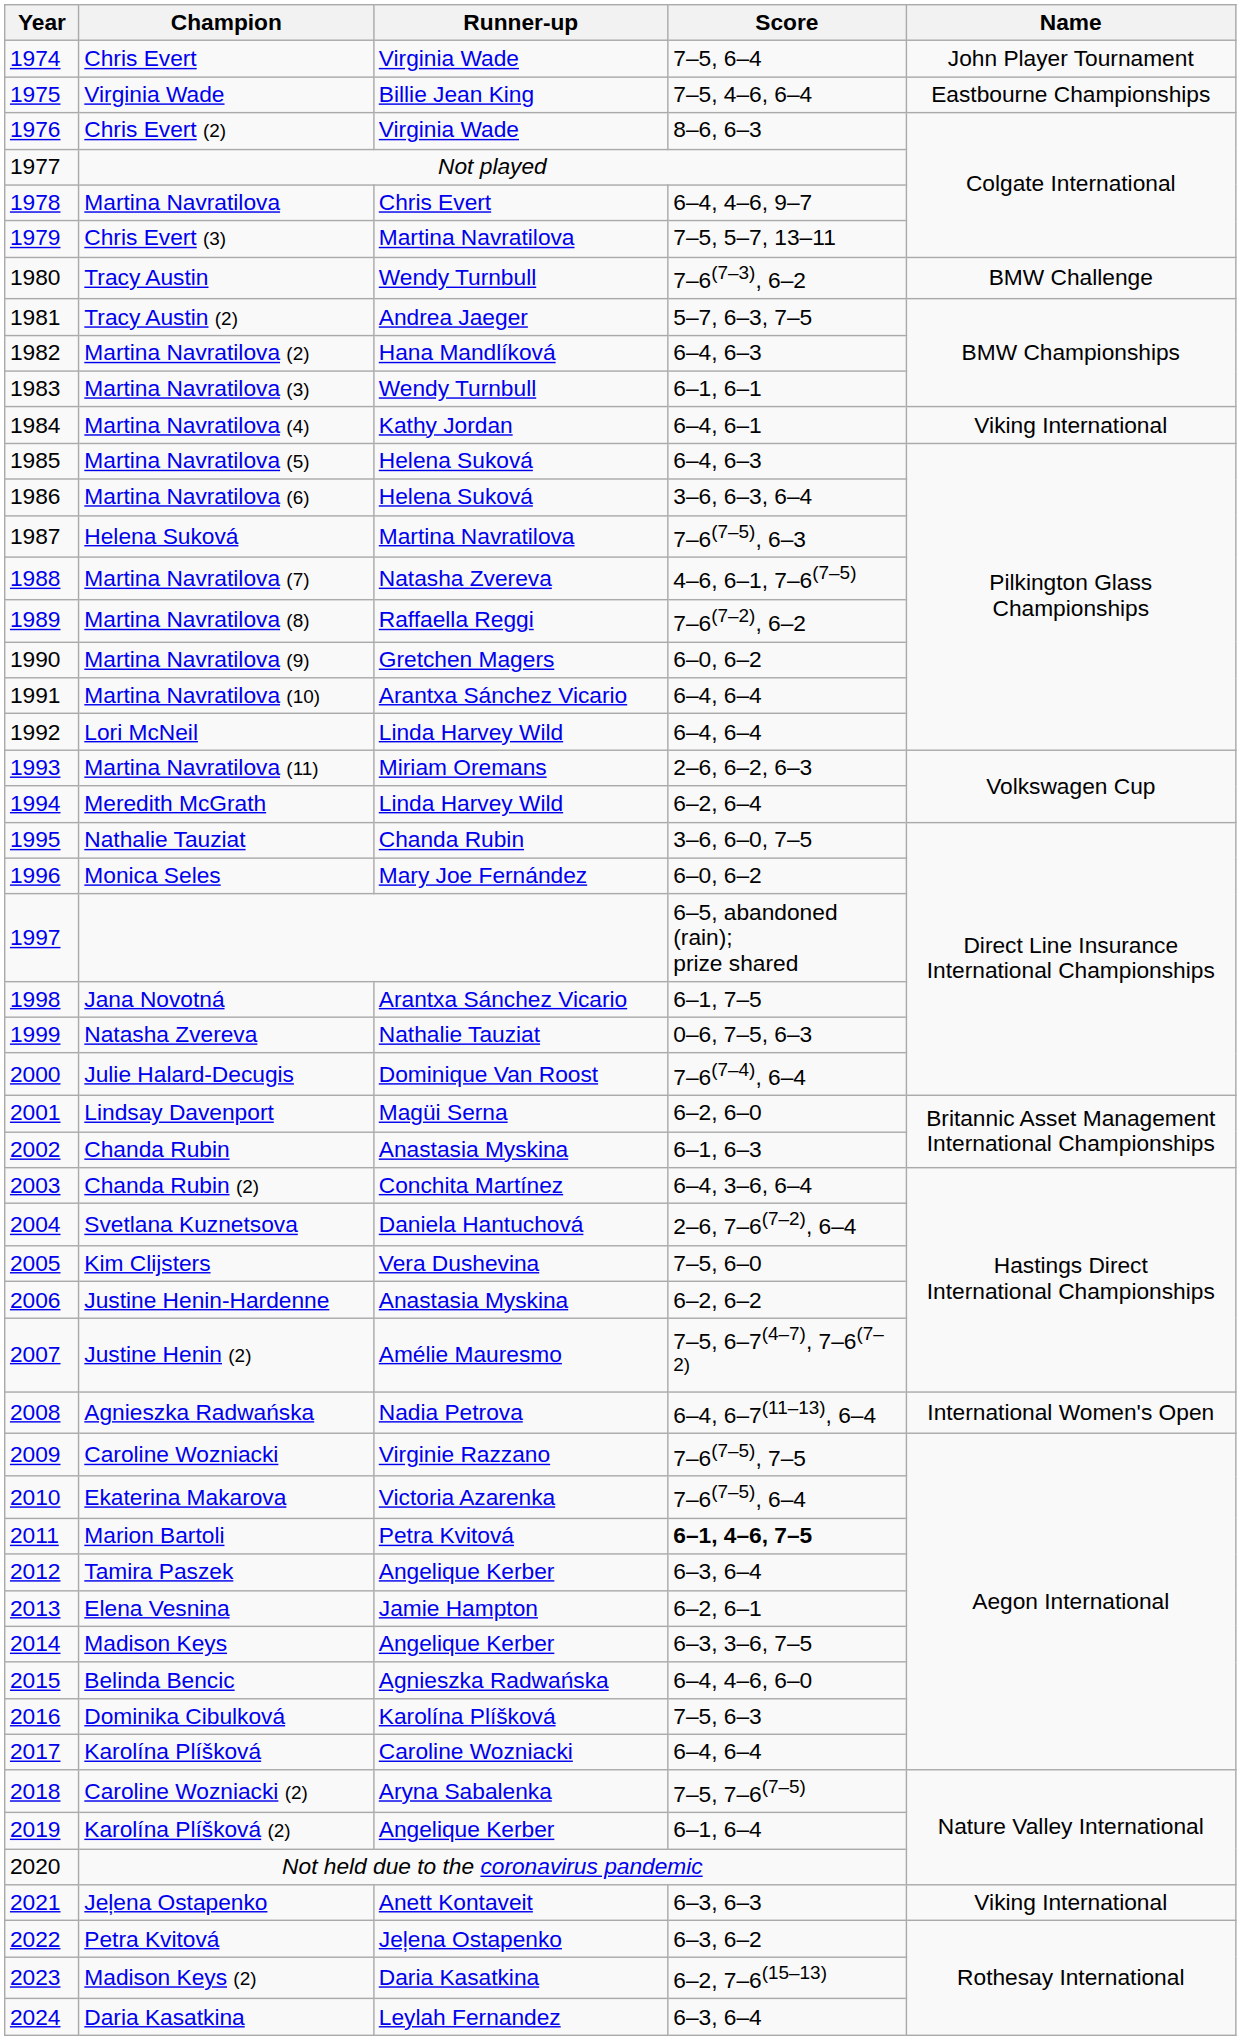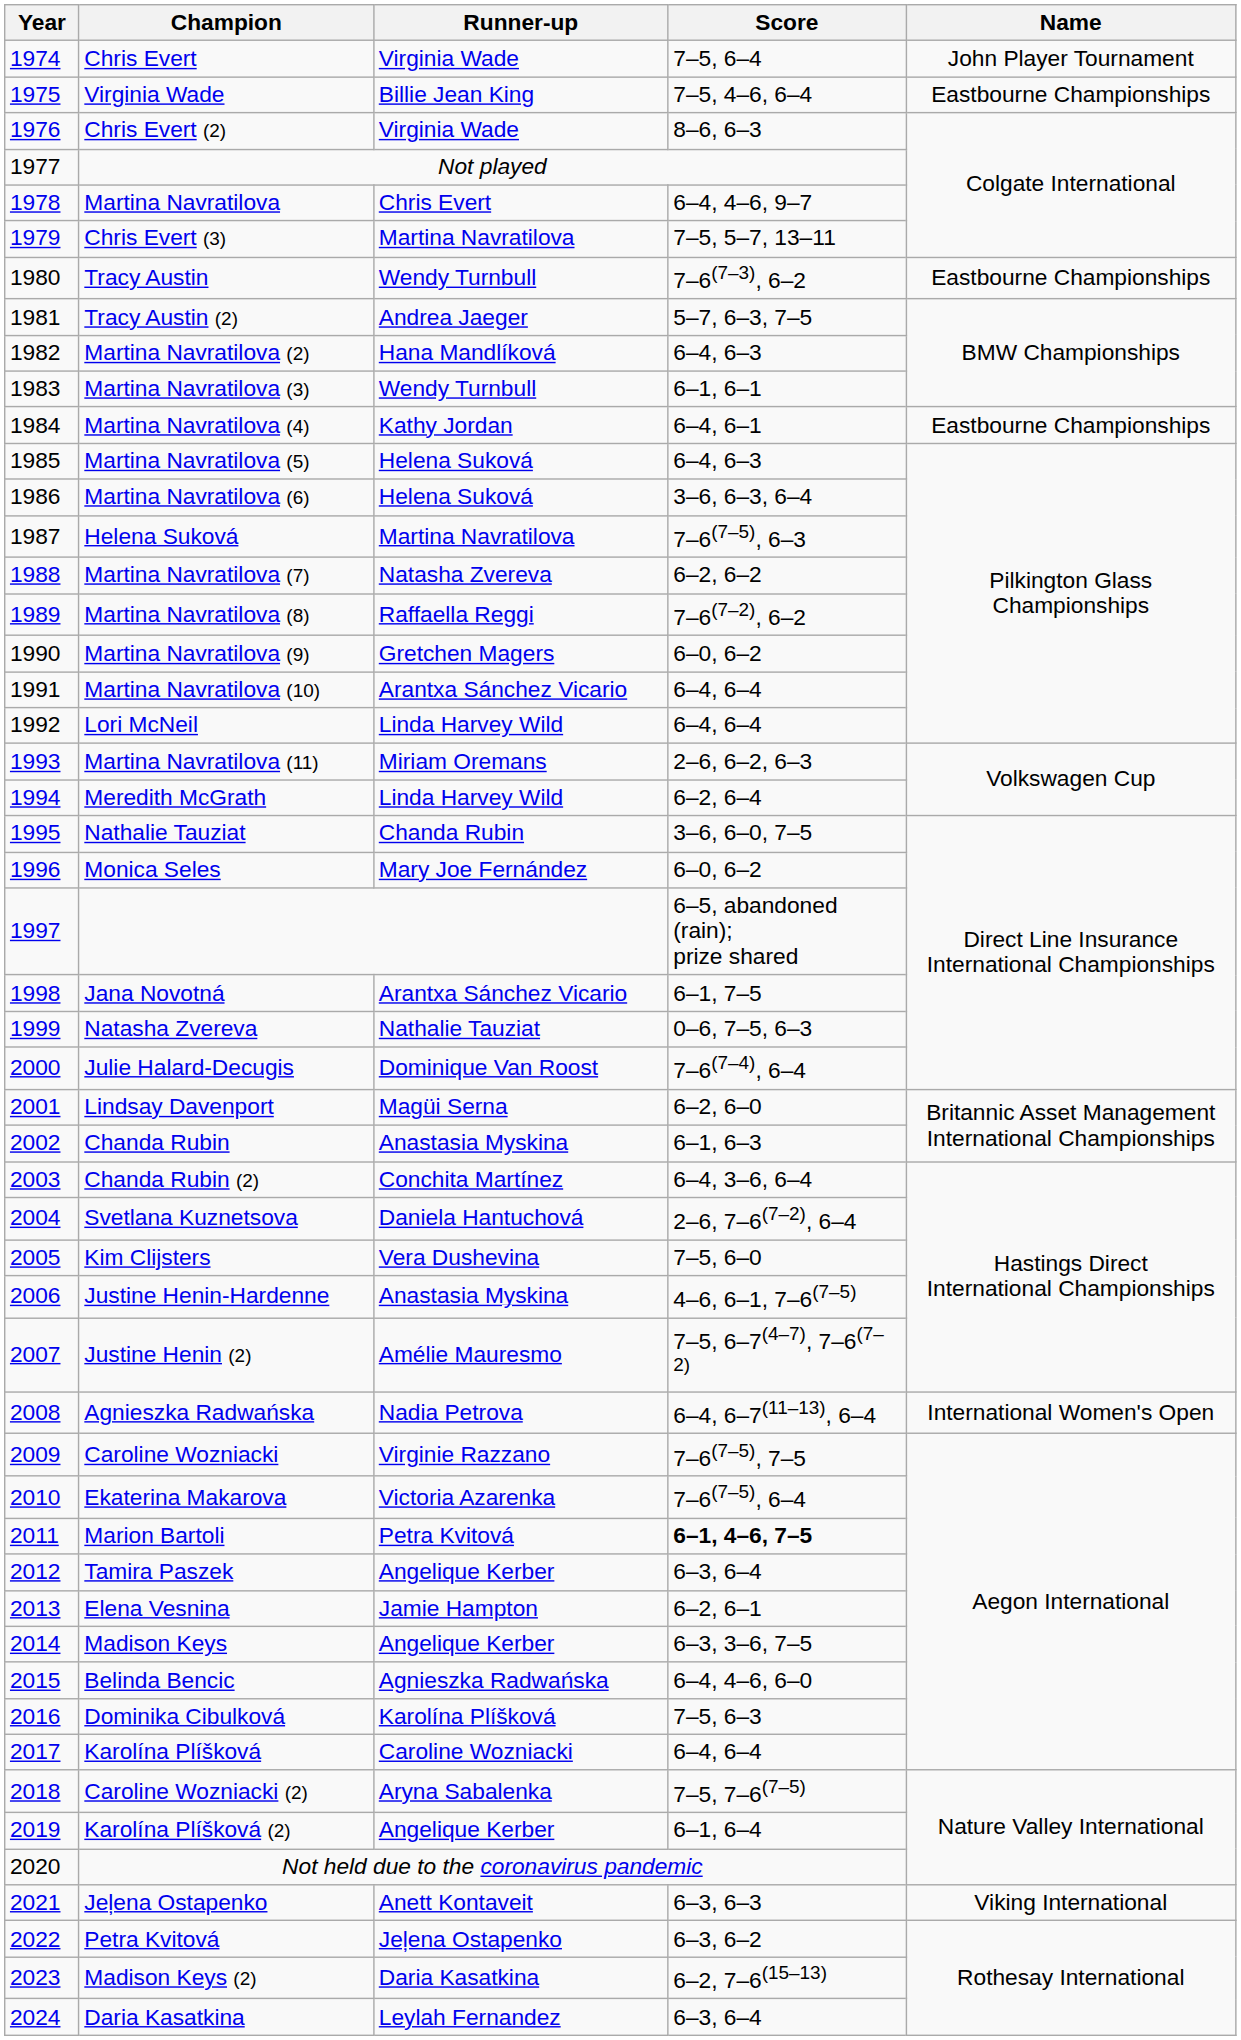(1071, 277) BMW Challenge -> (1071, 277) Eastbourne Championships
(1071, 425) Viking International -> (1071, 425) Eastbourne Championships
(765, 578) 4–6, 6–1, 7–6(7–5) -> (717, 575) 6–2, 6–2
(717, 1299) 6–2, 6–2 -> (765, 1296) 4–6, 6–1, 7–6(7–5)
